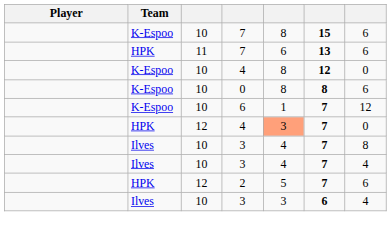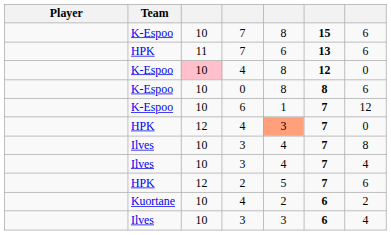(202, 70) no background -> (202, 70) pink background
+ row: (153, 201)
